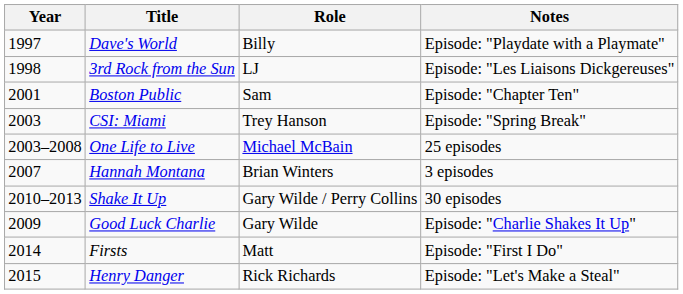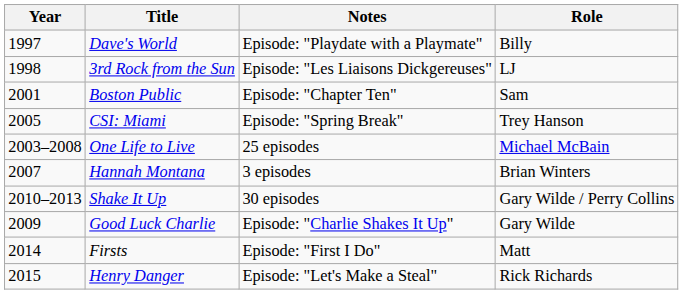columns swapped: (330, 17) <-> (550, 17)
(25, 120) 2003 -> (25, 120) 2005
